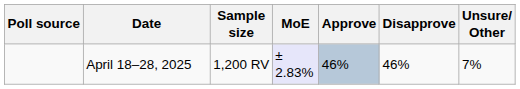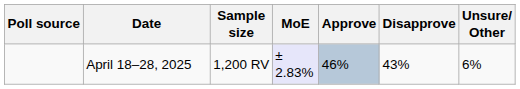(396, 64) 46% -> (396, 64) 43%
(472, 64) 7% -> (472, 64) 6%
